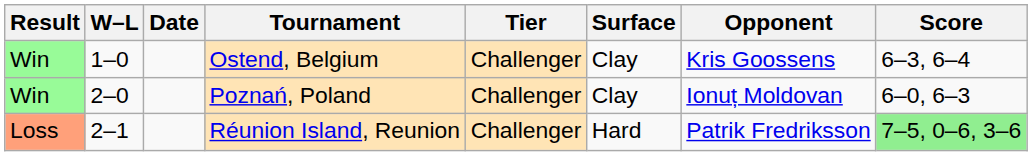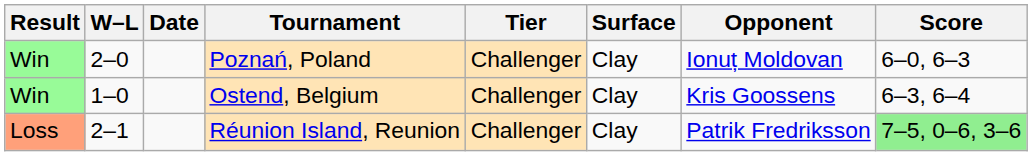rows swapped: (294, 58) <-> (290, 95)
(617, 131) Hard -> (615, 131) Clay
